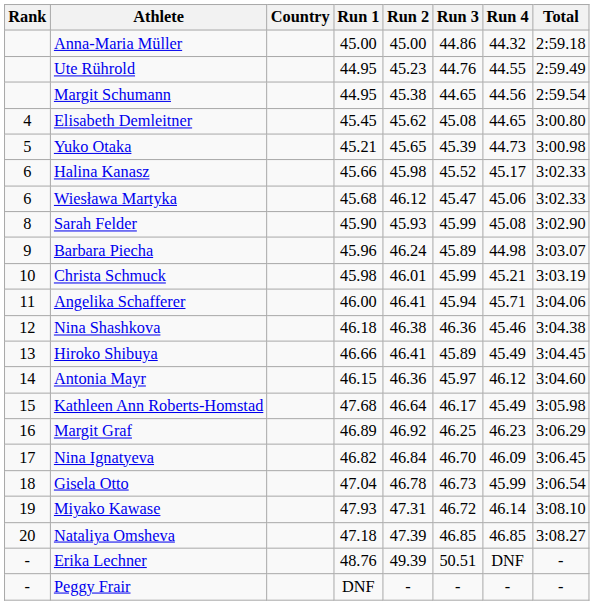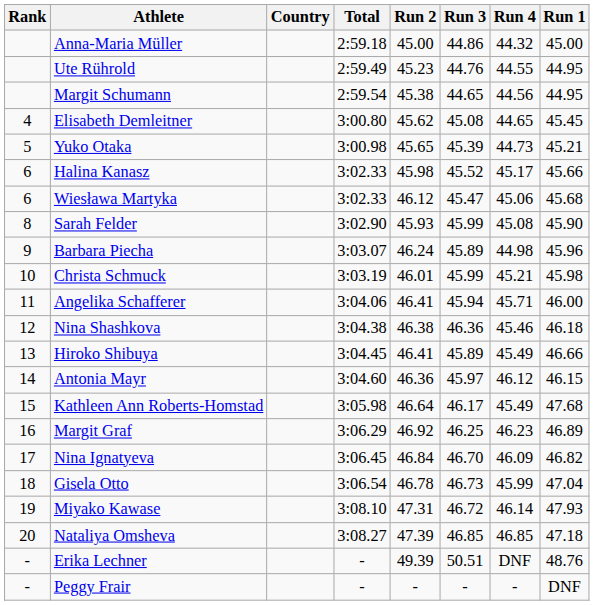columns swapped: (358, 17) <-> (561, 17)
